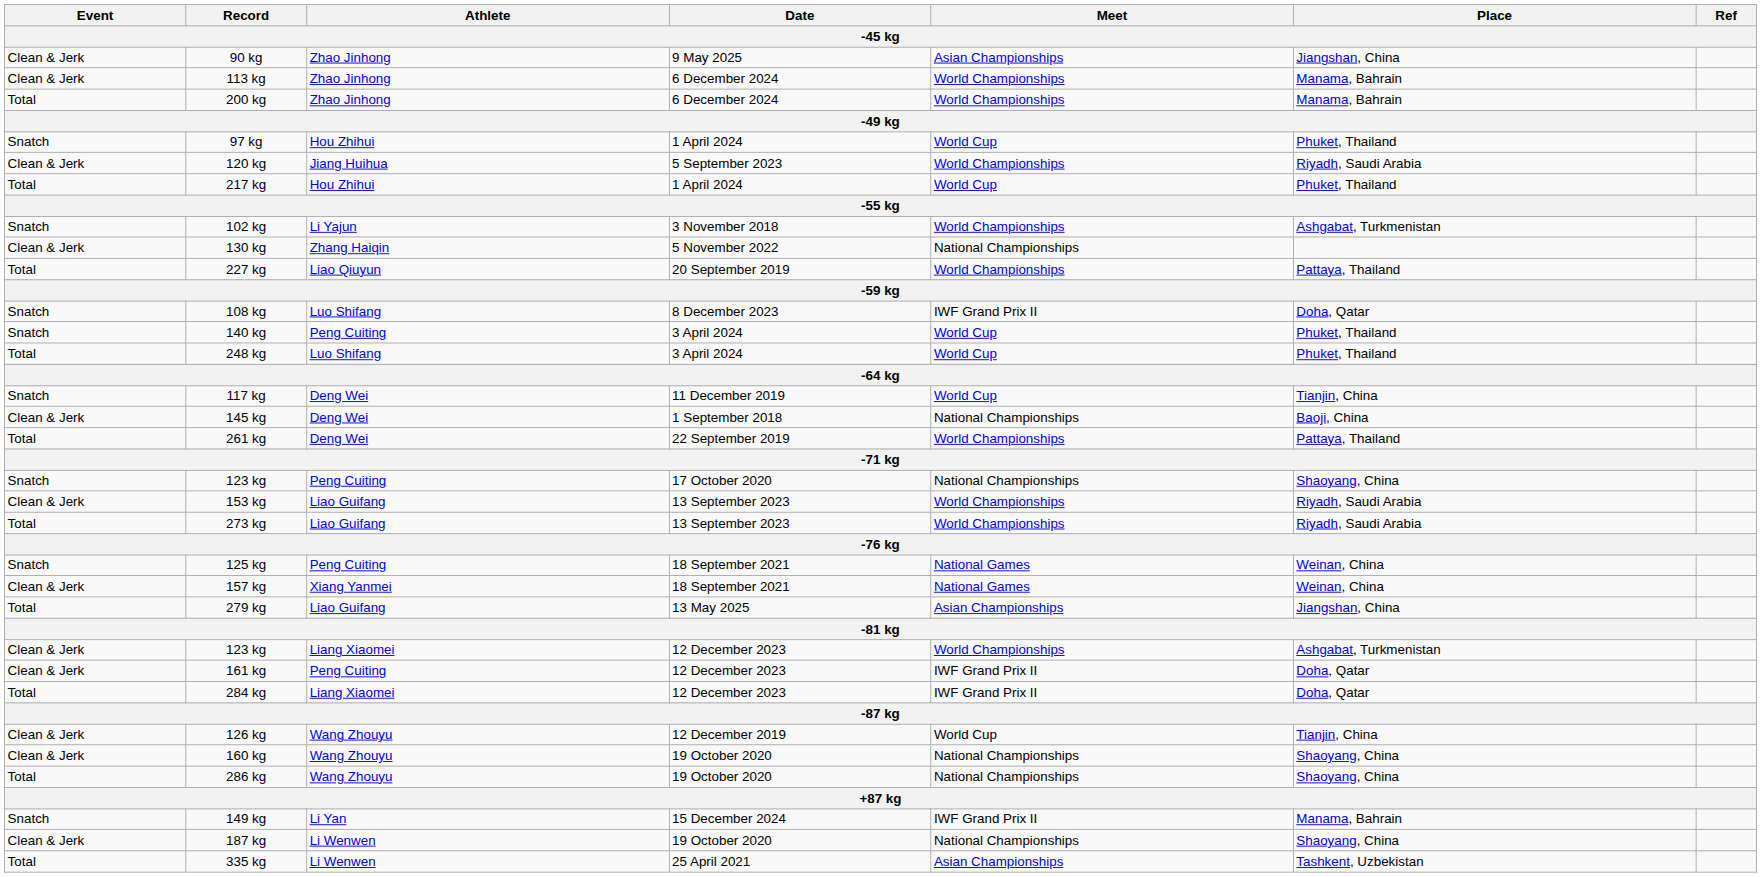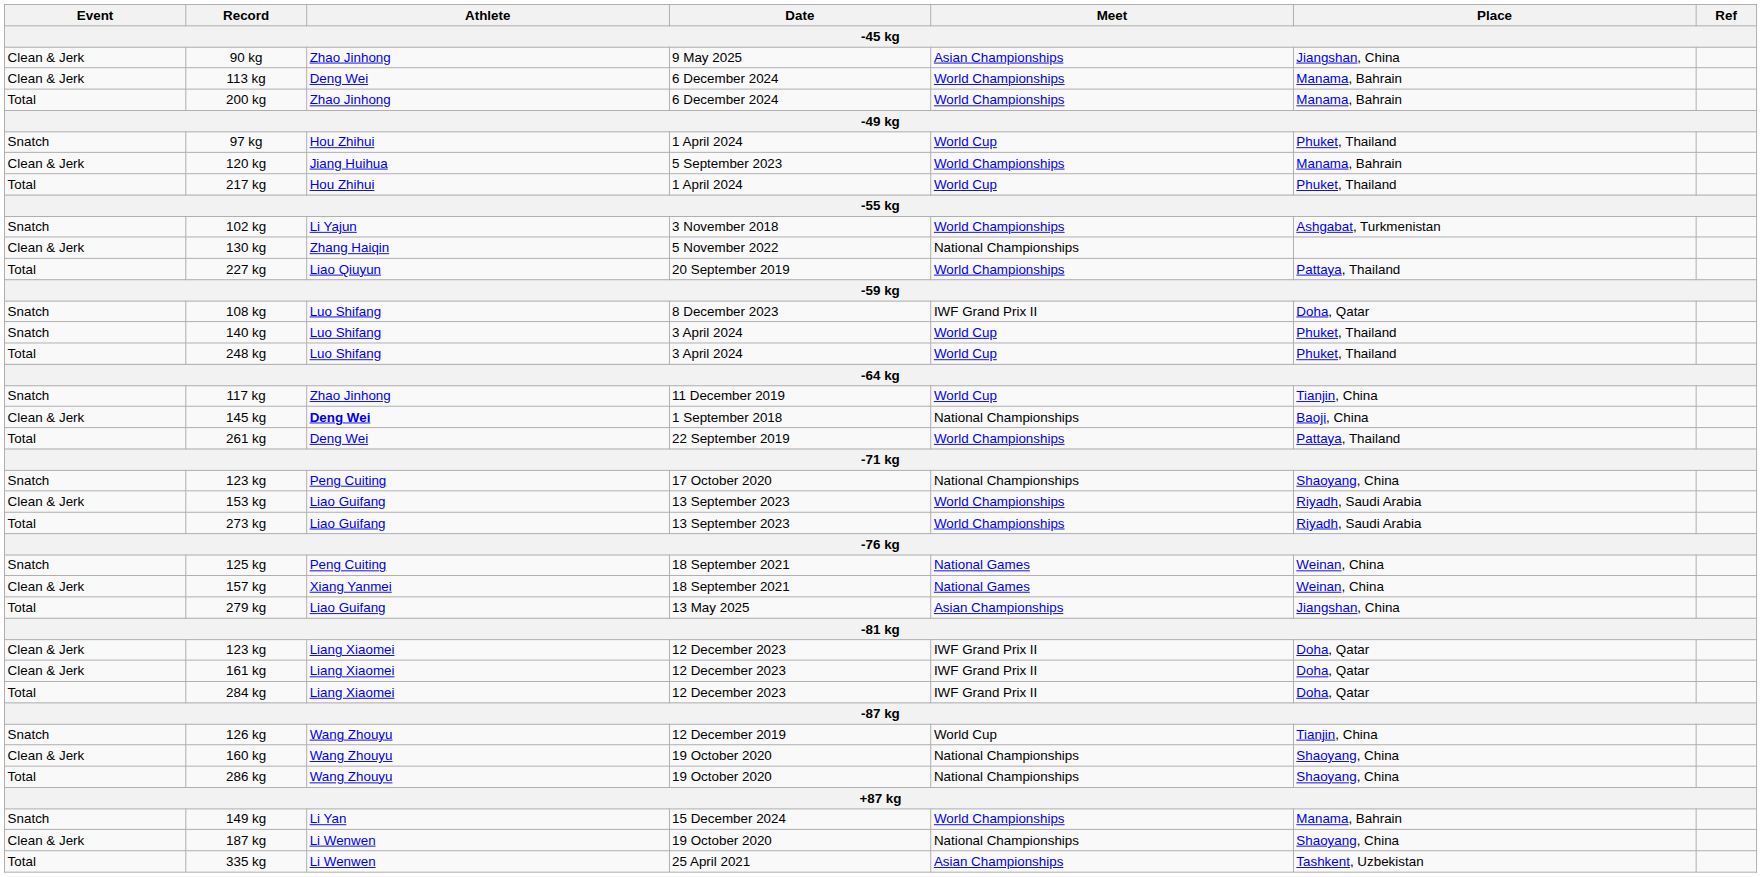(350, 79) Zhao Jinhong -> (339, 79) Deng Wei
(1359, 164) Riyadh, Saudi Arabia -> (1349, 164) Manama, Bahrain
(348, 333) Peng Cuiting -> (345, 333) Luo Shifang
(339, 396) Deng Wei -> (350, 396) Zhao Jinhong
(339, 417) normal -> (340, 417) bold
(999, 650) World Championships -> (986, 650) IWF Grand Prix II
(1369, 650) Ashgabat, Turkmenistan -> (1333, 650) Doha, Qatar
(348, 671) Peng Cuiting -> (352, 671) Liang Xiaomei
(46, 735) Clean & Jerk -> (28, 735) Snatch
(986, 819) IWF Grand Prix II -> (999, 819) World Championships
